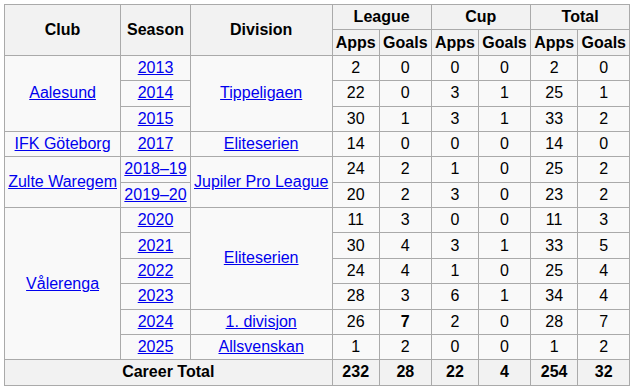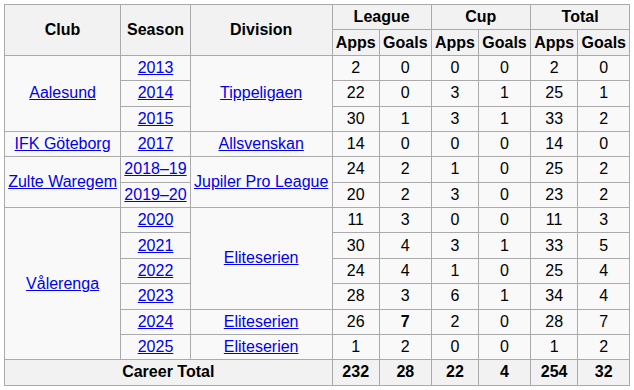(261, 144) Eliteserien -> (261, 144) Allsvenskan
(261, 321) 1. divisjon -> (261, 321) Eliteserien
(261, 347) Allsvenskan -> (261, 347) Eliteserien
